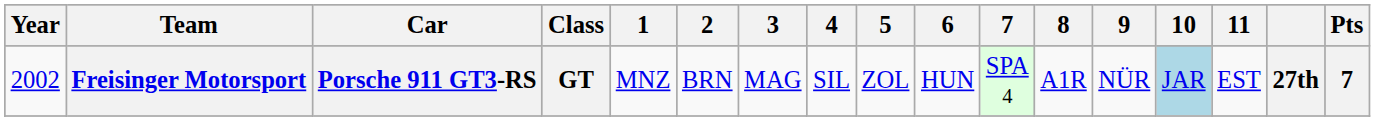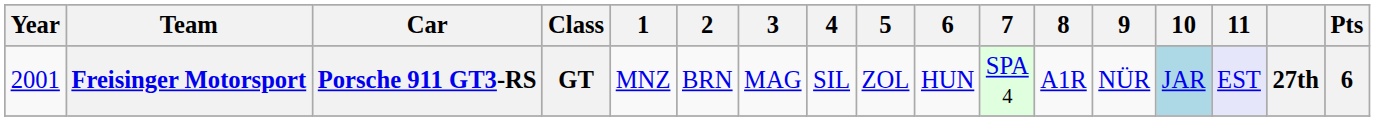(35, 80) 2002 -> (35, 80) 2001
(1239, 80) no background -> (1239, 80) lavender background
(1347, 80) 7 -> (1347, 80) 6
